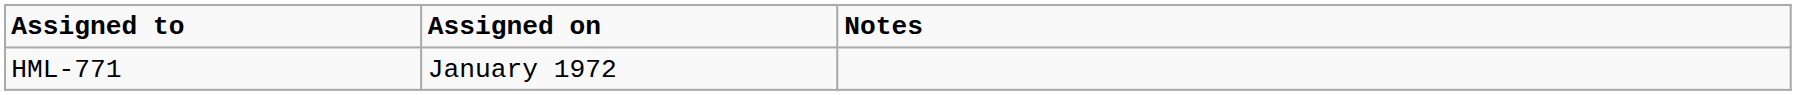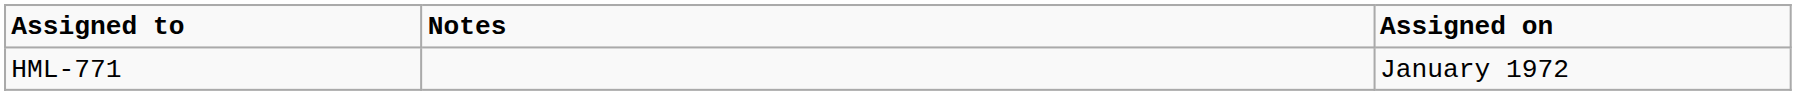columns swapped: (514, 26) <-> (884, 26)
